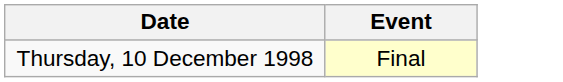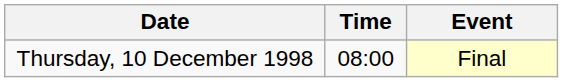+ column: (366, 22)
